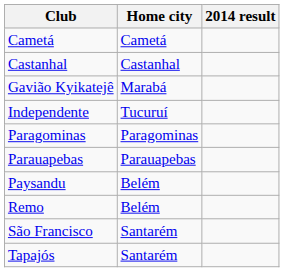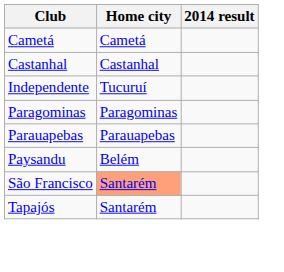- row: (61, 87)
- row: (26, 207)
(149, 231) no background -> (128, 183) lightsalmon background
